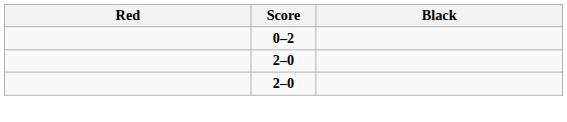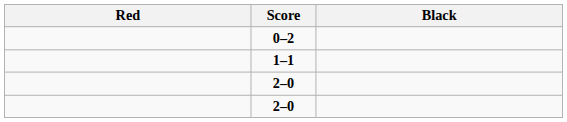+ row: (128, 61)
